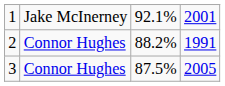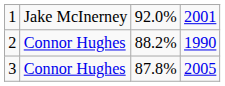(156, 17) 92.1% -> (156, 17) 92.0%
(200, 42) 1991 -> (200, 42) 1990
(156, 68) 87.5% -> (156, 68) 87.8%
